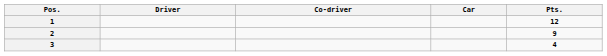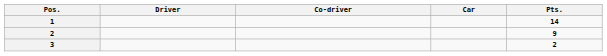(555, 22) 12 -> (555, 22) 14
(555, 45) 4 -> (555, 45) 2
